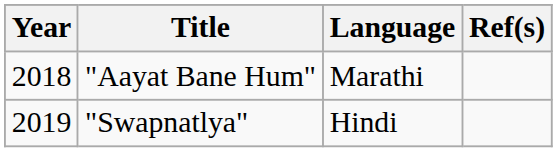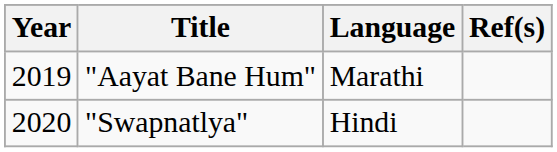(42, 75) 2018 -> (42, 75) 2019
(42, 122) 2019 -> (42, 122) 2020
